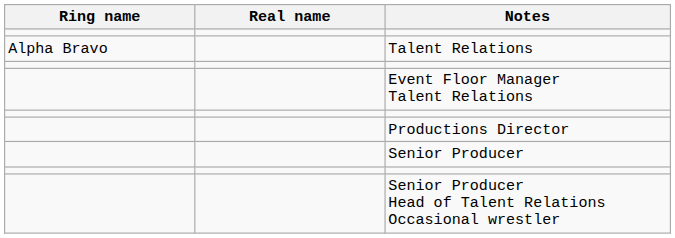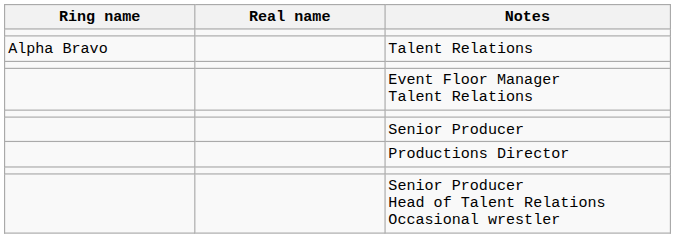rows swapped: (100, 154) <-> (100, 130)
